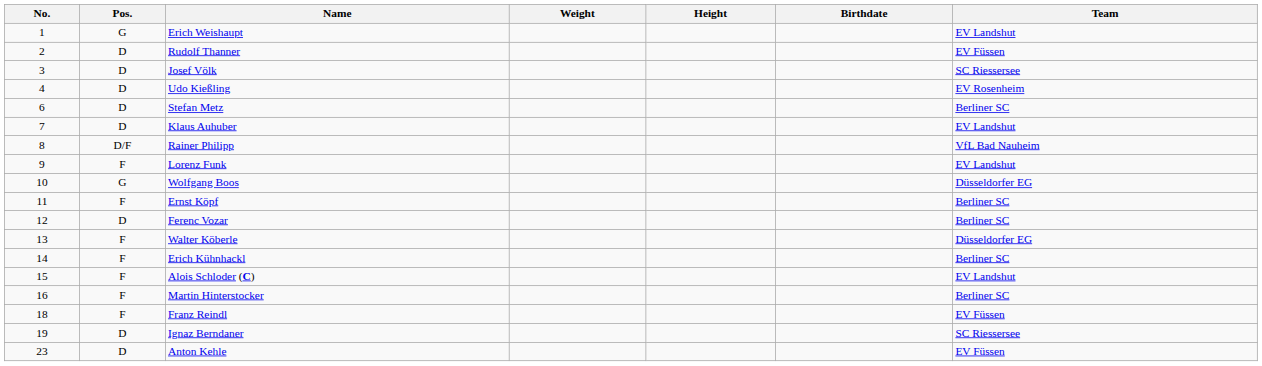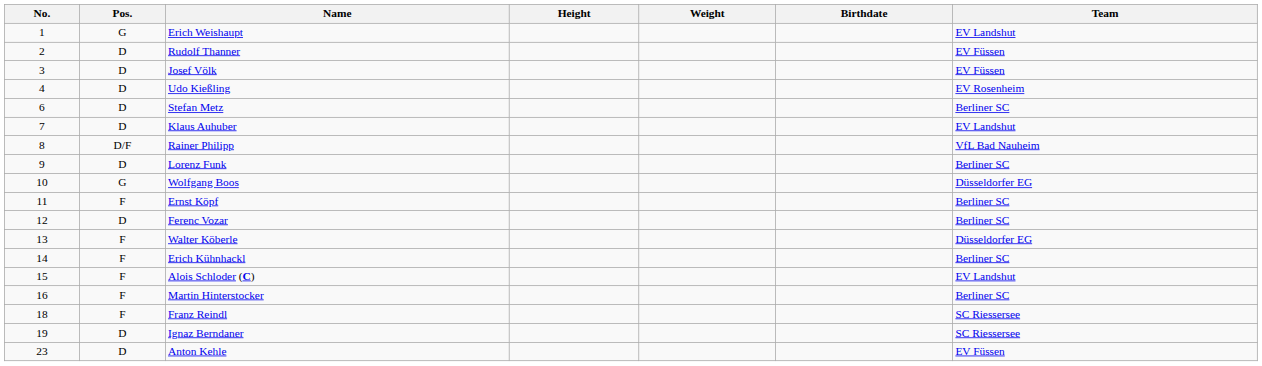columns swapped: (711, 14) <-> (577, 14)
(988, 70) SC Riessersee -> (980, 70) EV Füssen
(122, 164) F -> (122, 164) D
(985, 164) EV Landshut -> (982, 164) Berliner SC
(980, 314) EV Füssen -> (988, 314) SC Riessersee
